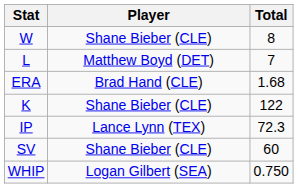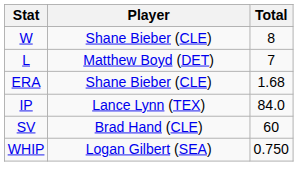(149, 82) Brad Hand (CLE) -> (149, 82) Shane Bieber (CLE)
- row: (26, 104)
(271, 127) 72.3 -> (271, 104) 84.0
(149, 149) Shane Bieber (CLE) -> (149, 127) Brad Hand (CLE)
